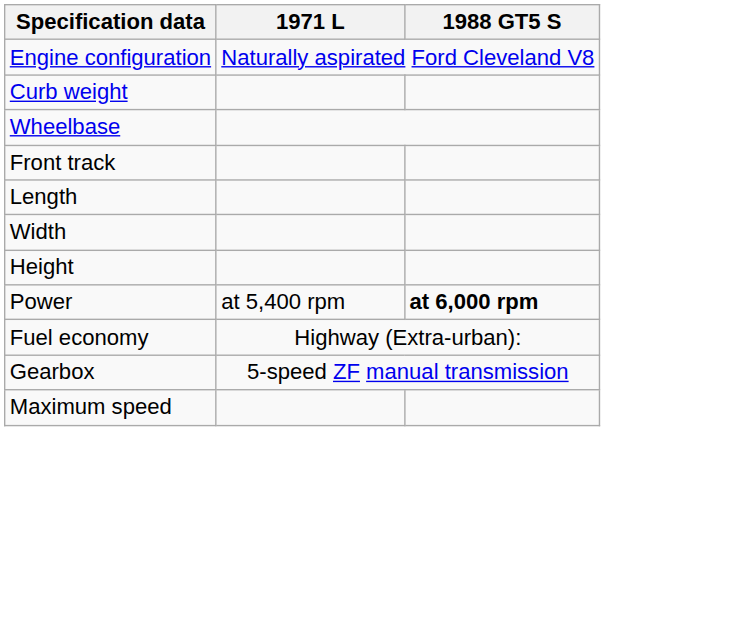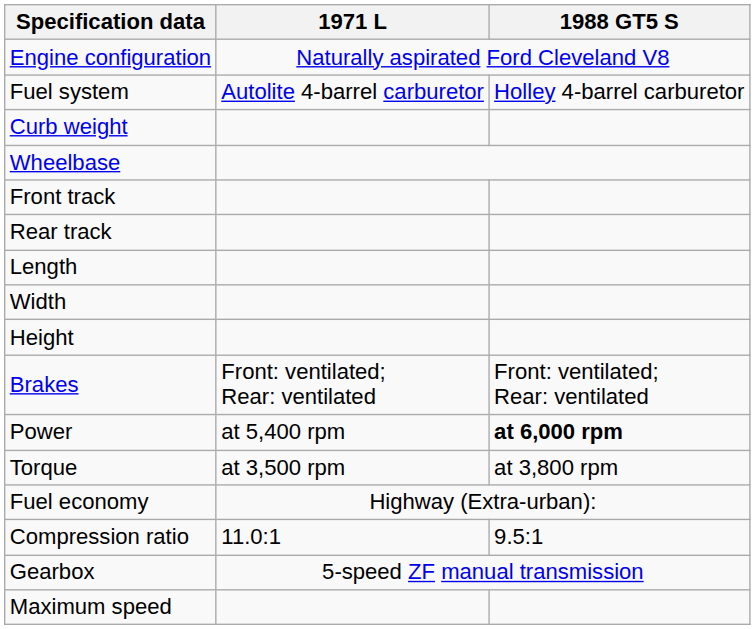+ row: (69, 92)
+ row: (61, 232)
+ row: (44, 384)
+ row: (44, 467)
+ row: (99, 537)
